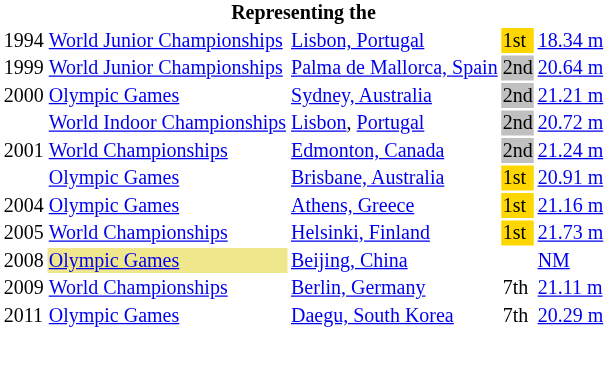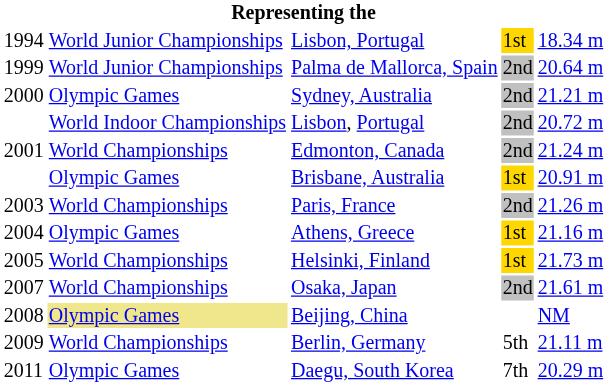+ row: (24, 205)
+ row: (24, 287)
(515, 287) 7th -> (515, 342) 5th
